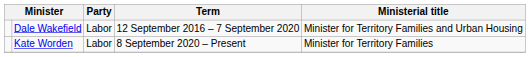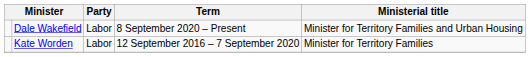(208, 28) 12 September 2016 – 7 September 2020 -> (181, 28) 8 September 2020 – Present
(181, 44) 8 September 2020 – Present -> (208, 44) 12 September 2016 – 7 September 2020
